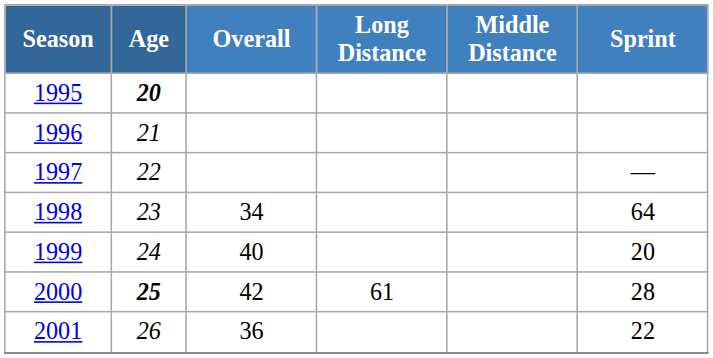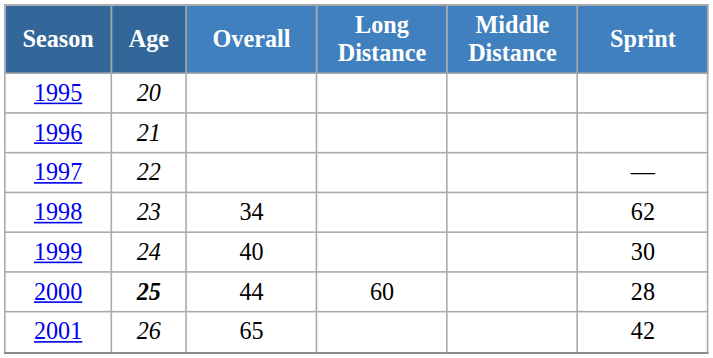(149, 93) bold -> (149, 93) normal
(643, 212) 64 -> (643, 212) 62
(643, 252) 20 -> (643, 252) 30
(251, 292) 42 -> (251, 292) 44
(382, 292) 61 -> (382, 292) 60
(251, 332) 36 -> (251, 332) 65
(643, 332) 22 -> (643, 332) 42
